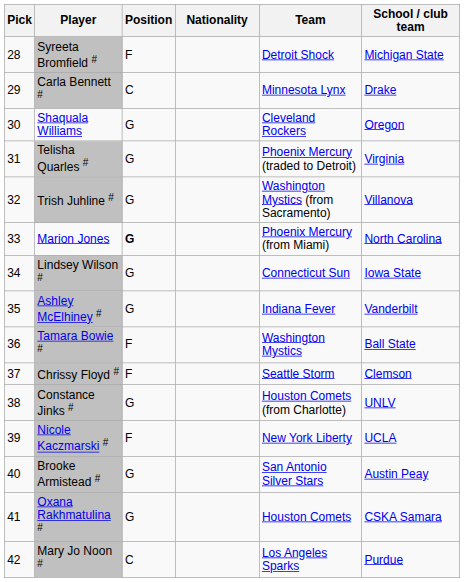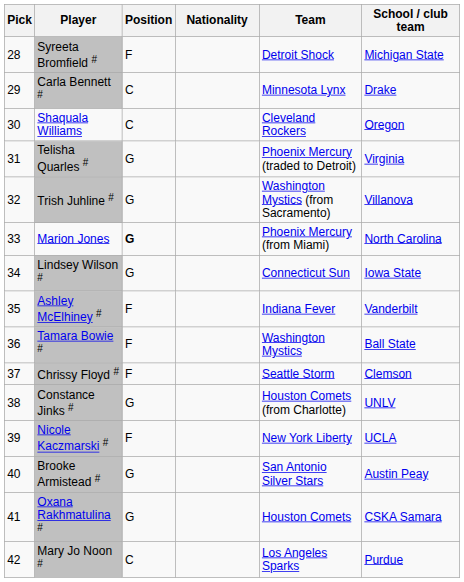(130, 124) G -> (129, 124) C
(130, 309) G -> (129, 309) F
